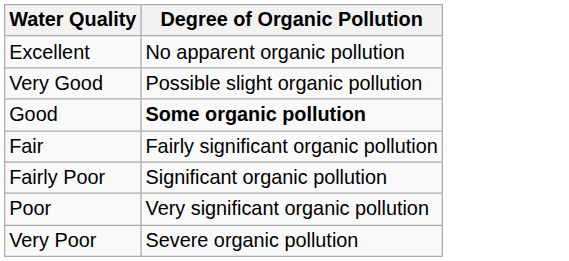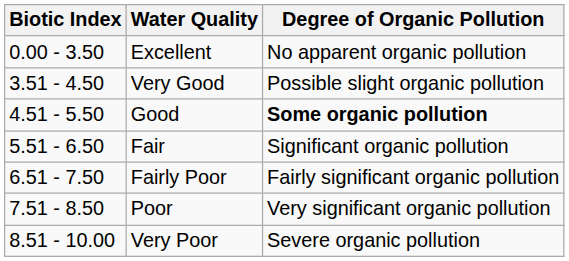+ column: (65, 20)
(292, 146) Fairly significant organic pollution -> (388, 146) Significant organic pollution
(266, 177) Significant organic pollution -> (413, 177) Fairly significant organic pollution
